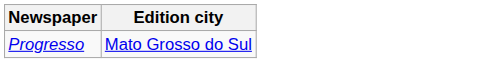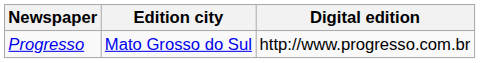+ column: (365, 17)
